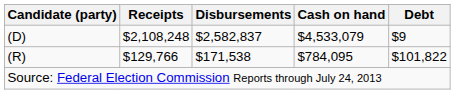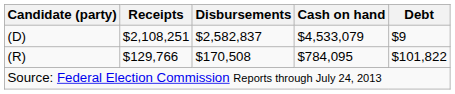(156, 36) $2,108,248 -> (156, 36) $2,108,251
(223, 57) $171,538 -> (223, 57) $170,508
